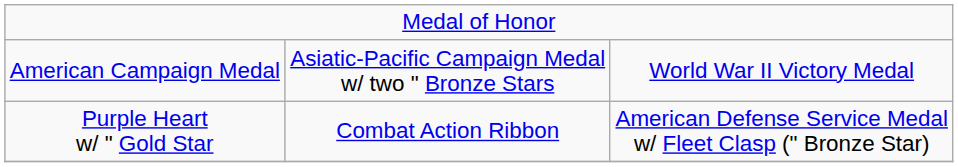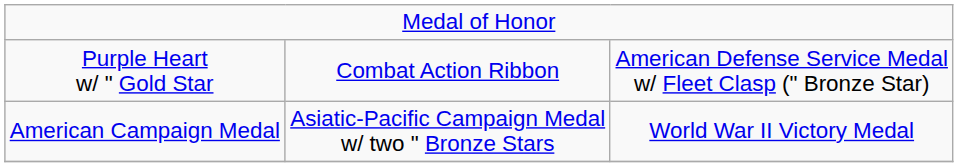rows swapped: (145, 131) <-> (145, 70)
